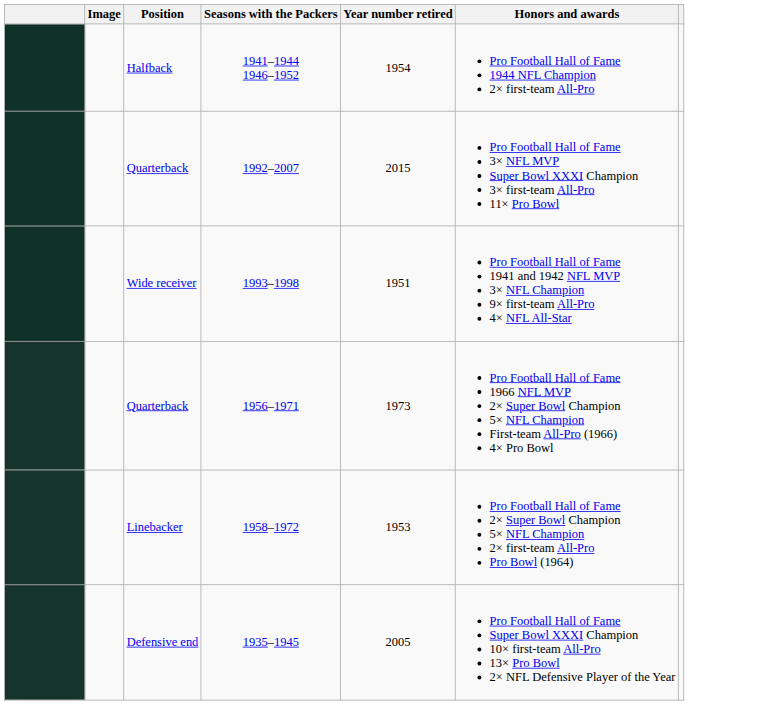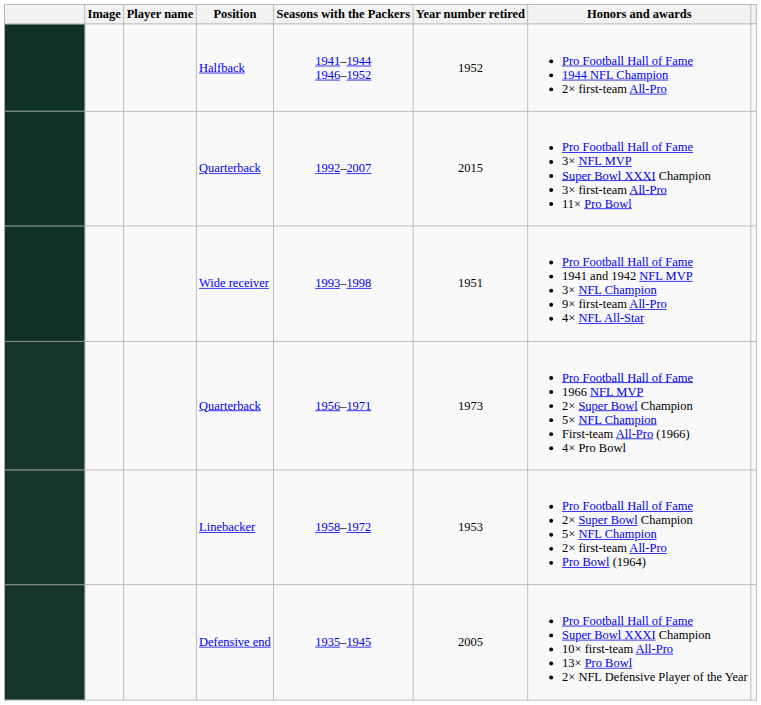+ column: (160, 14)
(398, 67) 1954 -> (470, 67) 1952
